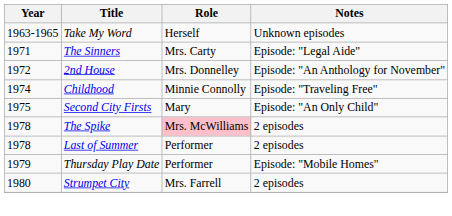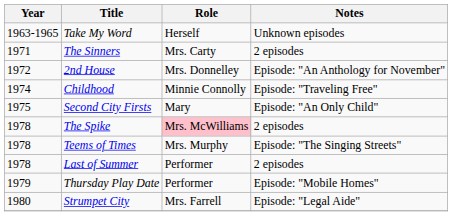(307, 51) Episode: "Legal Aide" -> (279, 51) 2 episodes
+ row: (100, 145)
(279, 182) 2 episodes -> (307, 201) Episode: "Legal Aide"
